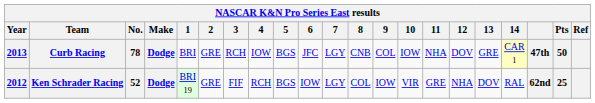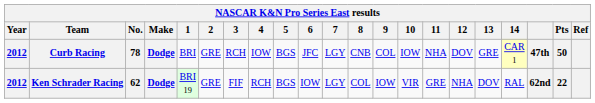(17, 53) 2013 -> (17, 53) 2012
(135, 83) 52 -> (135, 83) 62
(562, 83) 25 -> (562, 83) 22
